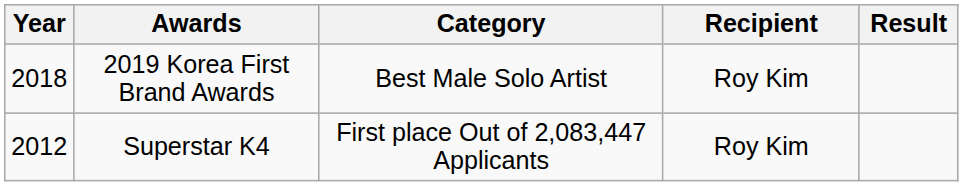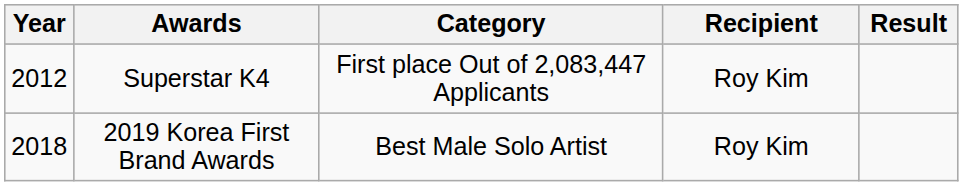rows swapped: (196, 146) <-> (196, 78)
